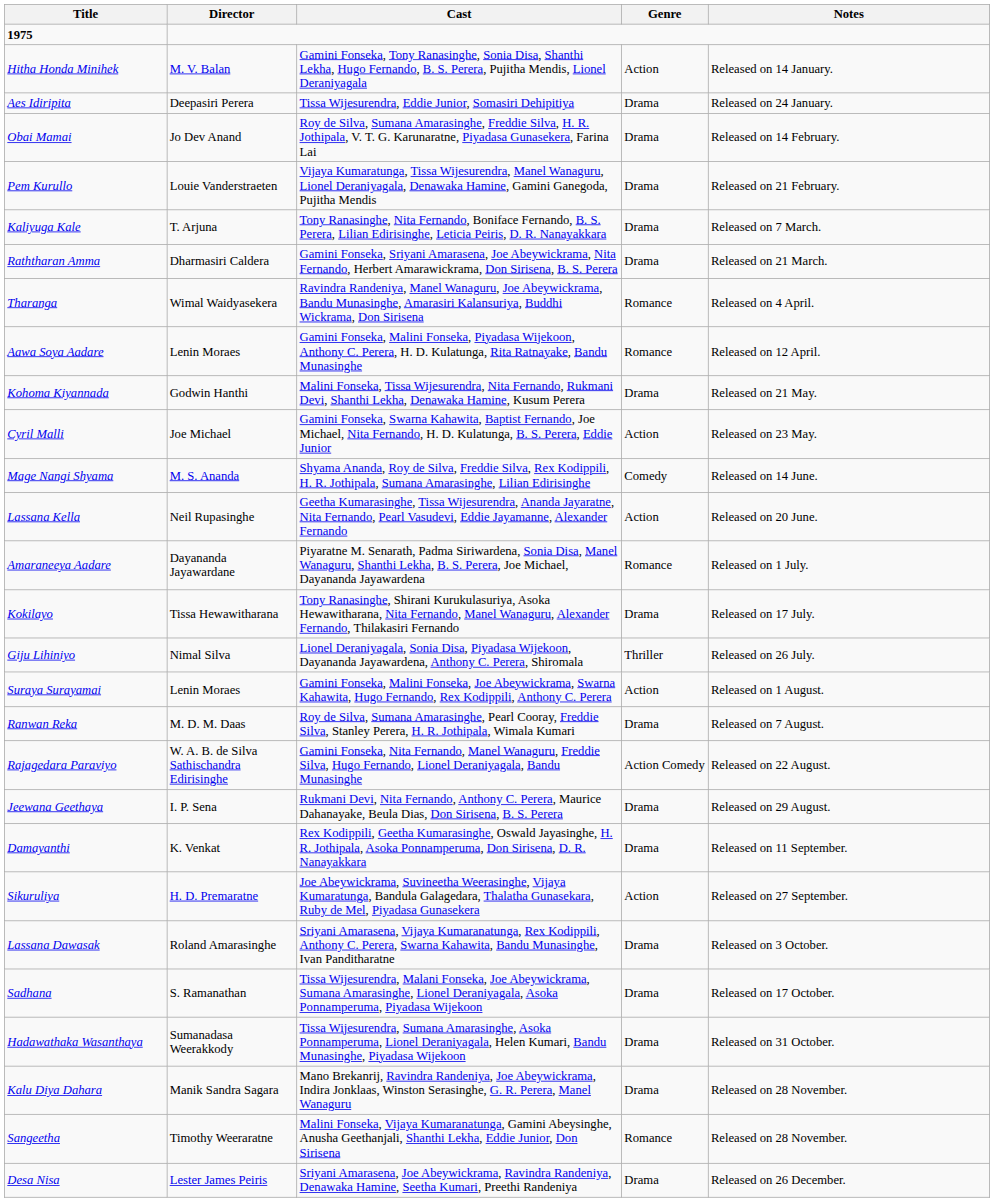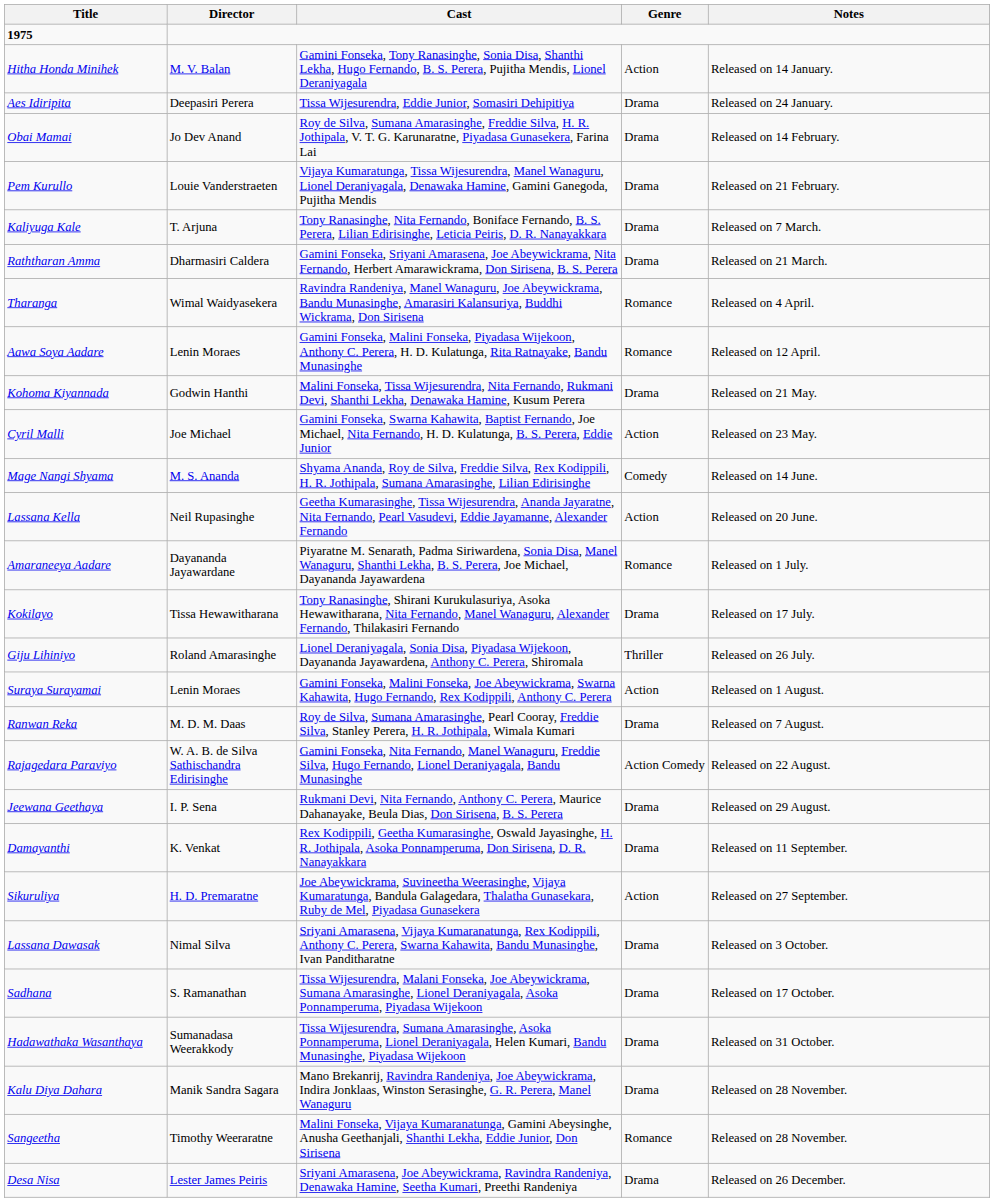(200, 655) Nimal Silva -> (223, 655) Roland Amarasinghe
(223, 944) Roland Amarasinghe -> (200, 944) Nimal Silva
